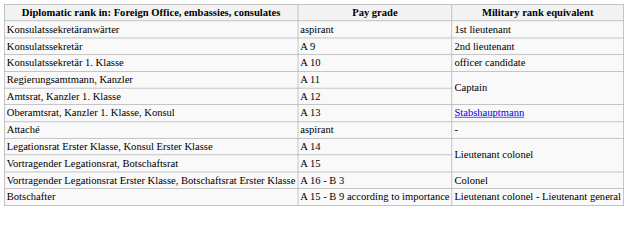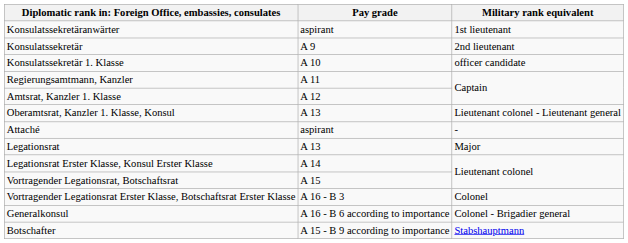(489, 113) Stabshauptmann -> (538, 113) Lieutenant colonel - Lieutenant general
+ row: (33, 146)
+ row: (38, 213)
(538, 197) Lieutenant colonel - Lieutenant general -> (489, 230) Stabshauptmann
